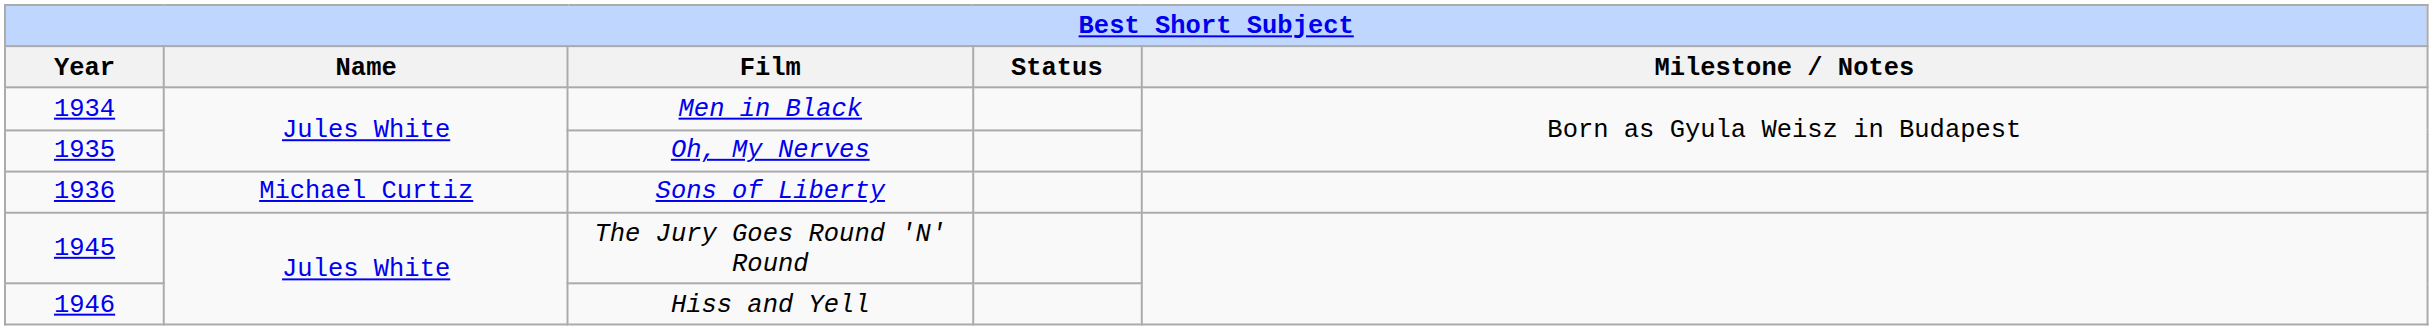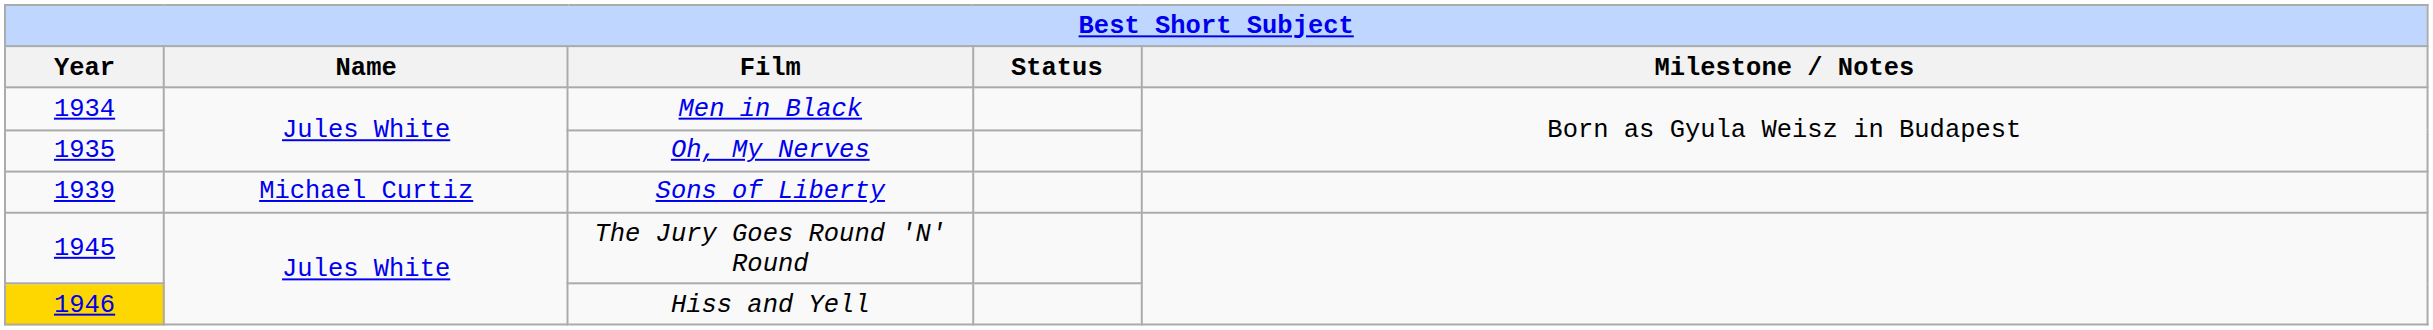(85, 192) 1936 -> (85, 192) 1939
(85, 304) no background -> (85, 304) gold background
